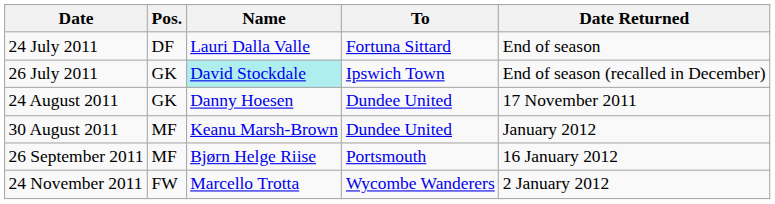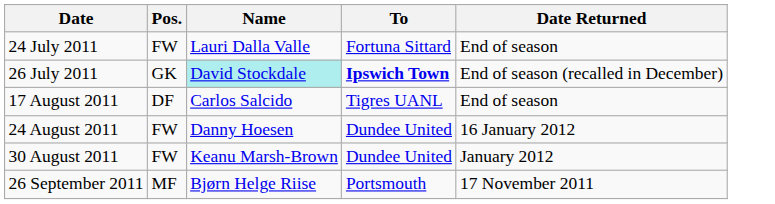(163, 45) DF -> (165, 45) FW
(395, 73) normal -> (398, 73) bold
+ row: (63, 101)
(164, 101) GK -> (165, 128) FW
(570, 101) 17 November 2011 -> (518, 128) 16 January 2012
(164, 128) MF -> (165, 156) FW
(560, 156) 16 January 2012 -> (527, 184) 17 November 2011
- row: (76, 184)
